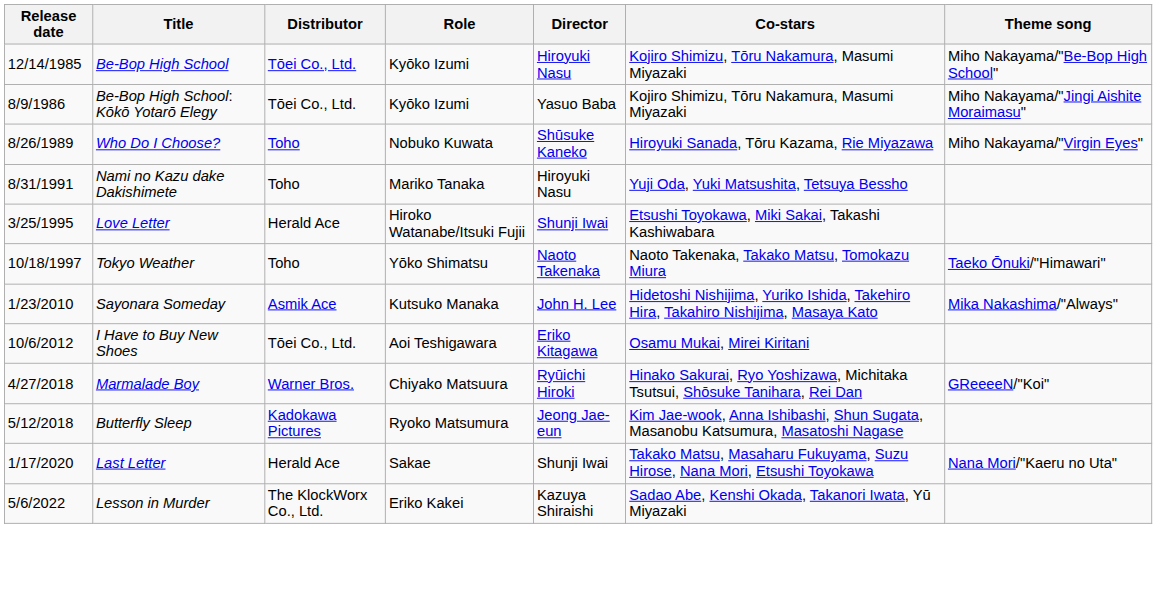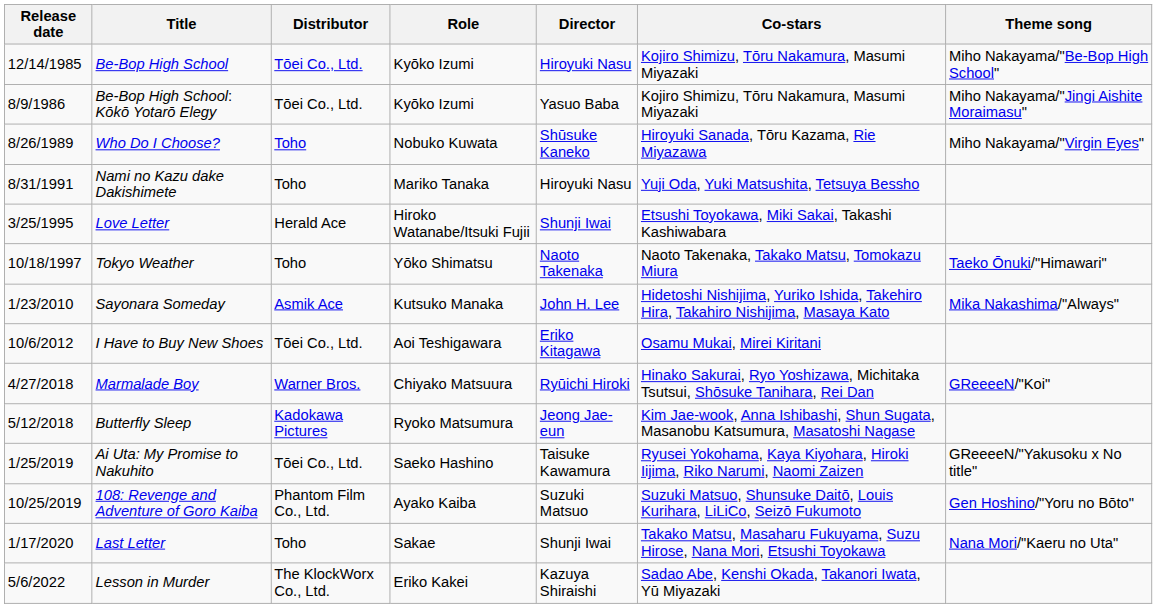+ row: (167, 463)
+ row: (177, 503)
(304, 463) Herald Ace -> (290, 543) Toho
